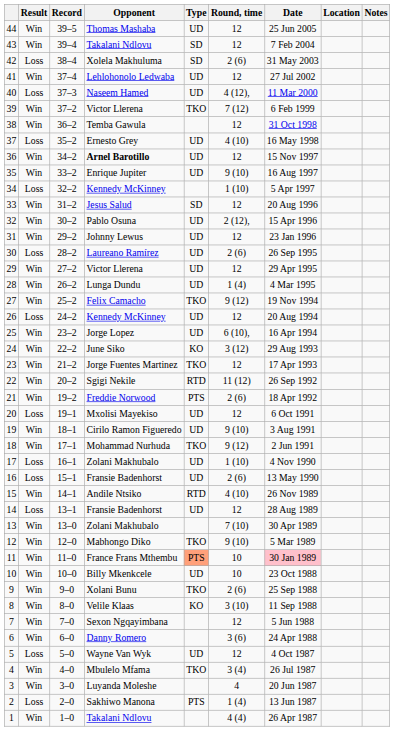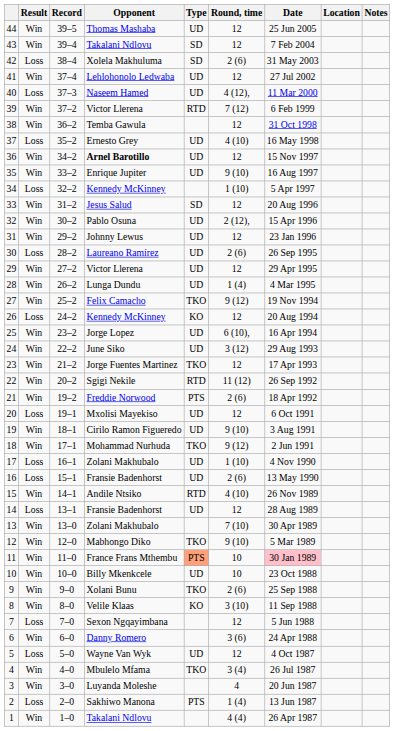(196, 108) TKO -> (196, 108) RTD
(196, 317) UD -> (196, 317) KO
(196, 349) KO -> (196, 349) UD
(34, 622) Win -> (34, 622) Loss
